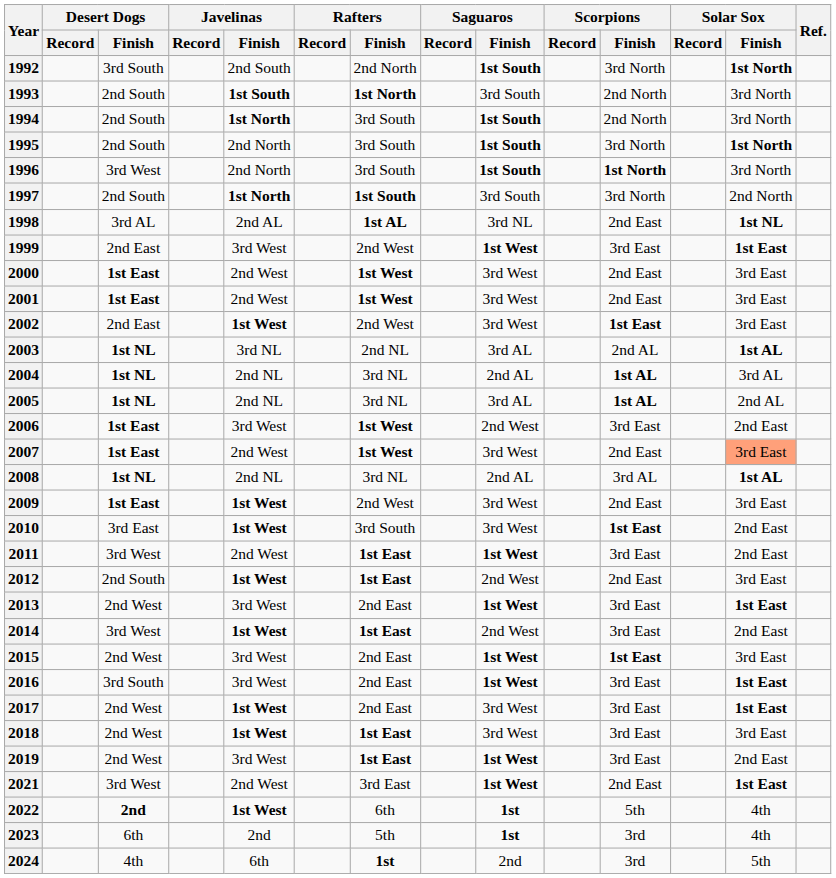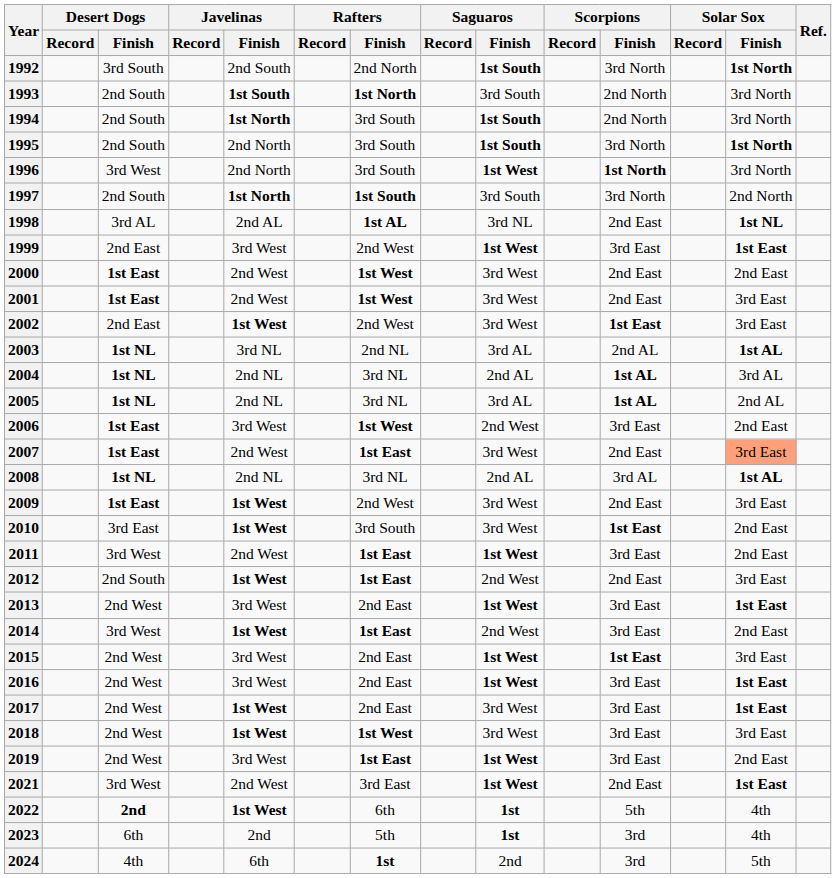(510, 170) 1st South -> (510, 170) 1st West
(761, 273) 3rd East -> (761, 273) 2nd East
(385, 452) 1st West -> (385, 452) 1st East
(133, 682) 3rd South -> (133, 682) 2nd West
(385, 733) 1st East -> (385, 733) 1st West
